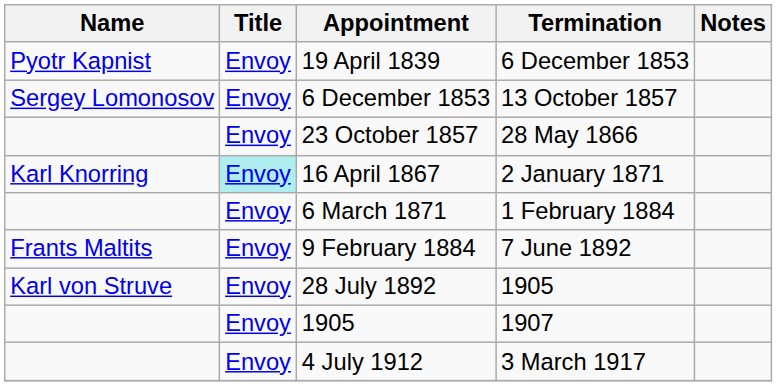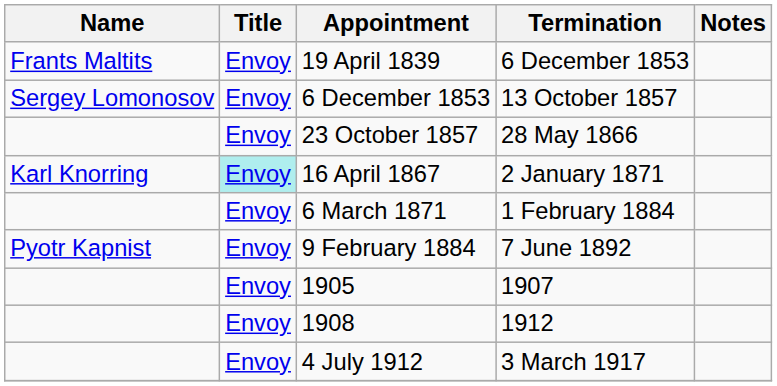(81, 60) Pyotr Kapnist -> (81, 60) Frants Maltits
(81, 248) Frants Maltits -> (81, 248) Pyotr Kapnist
- row: (369, 286)
+ row: (328, 323)
